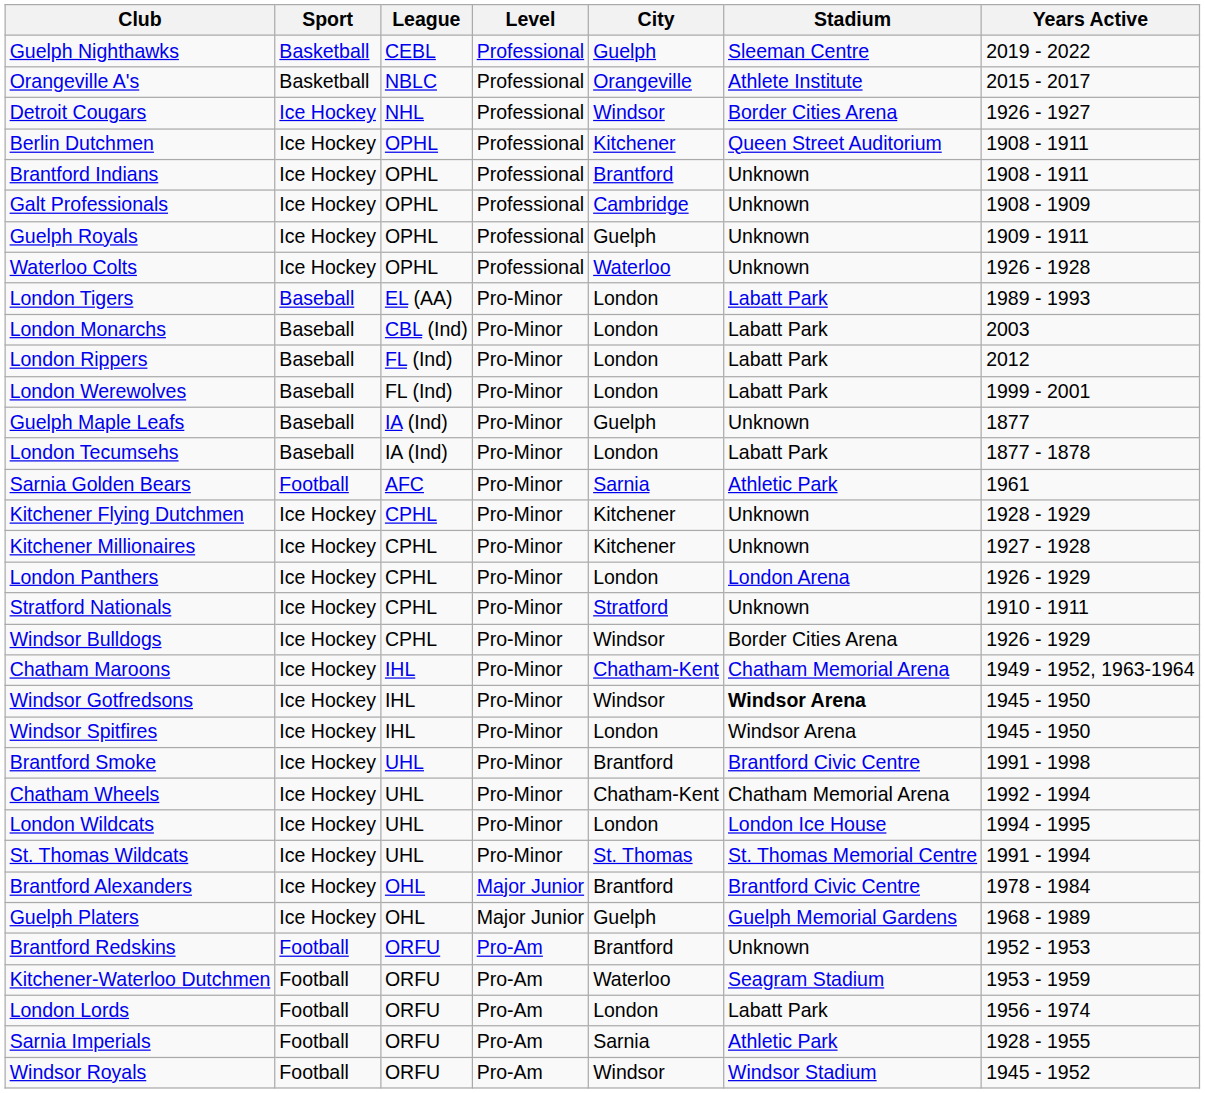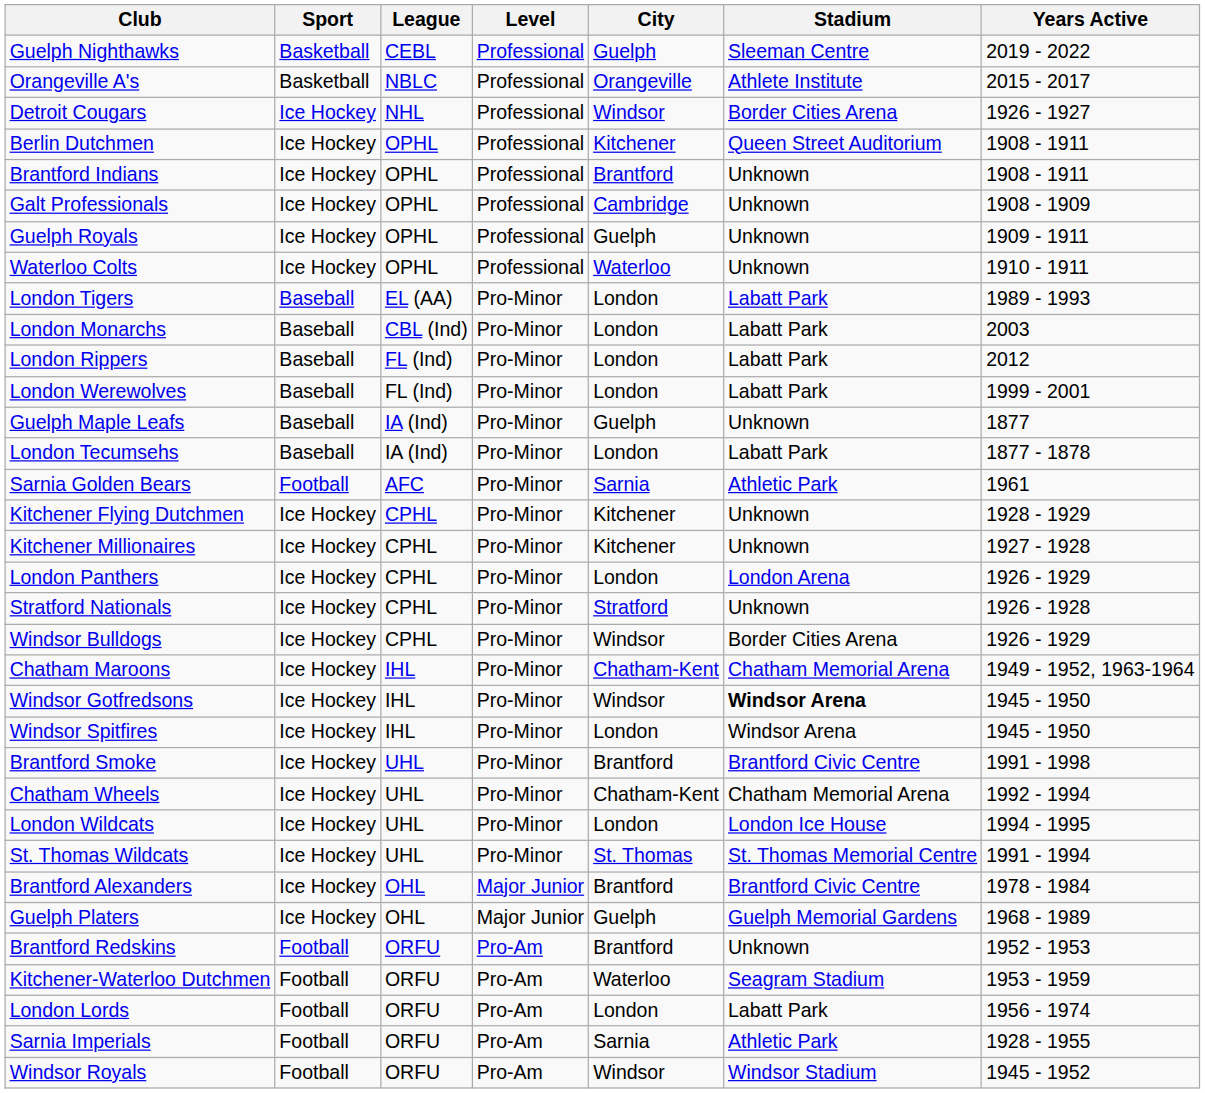(1038, 267) 1926 - 1928 -> (1038, 267) 1910 - 1911
(1038, 608) 1910 - 1911 -> (1038, 608) 1926 - 1928
